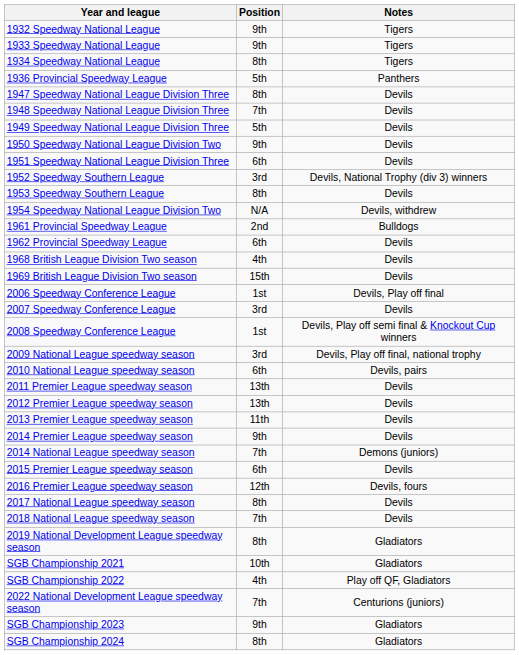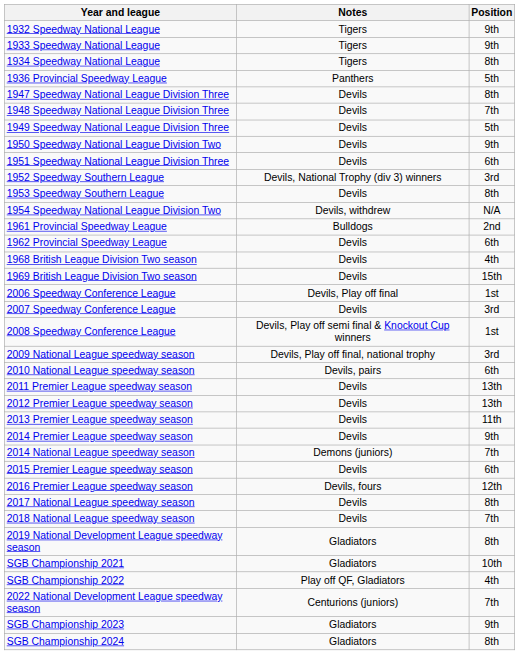columns swapped: (260, 12) <-> (399, 12)
